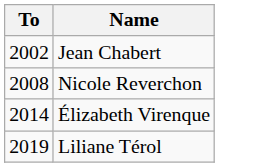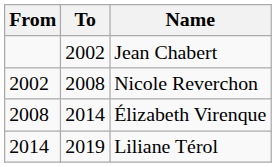+ column: (33, 20)
